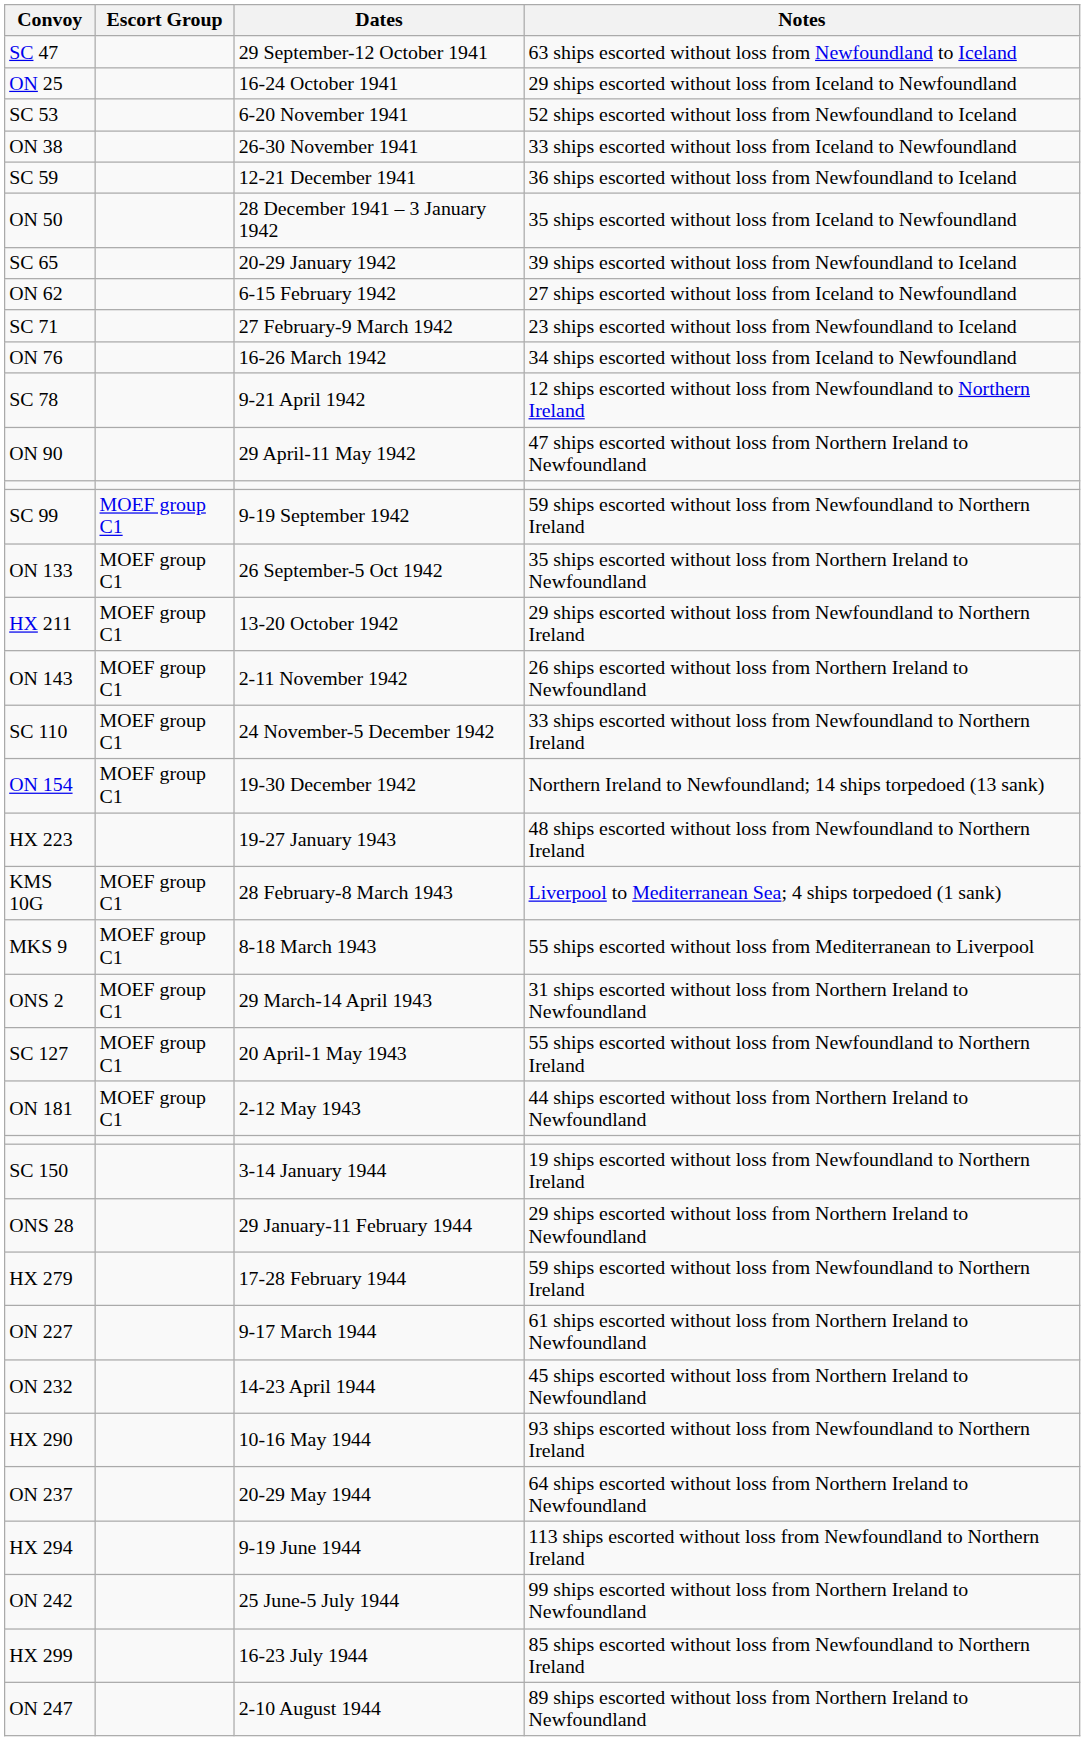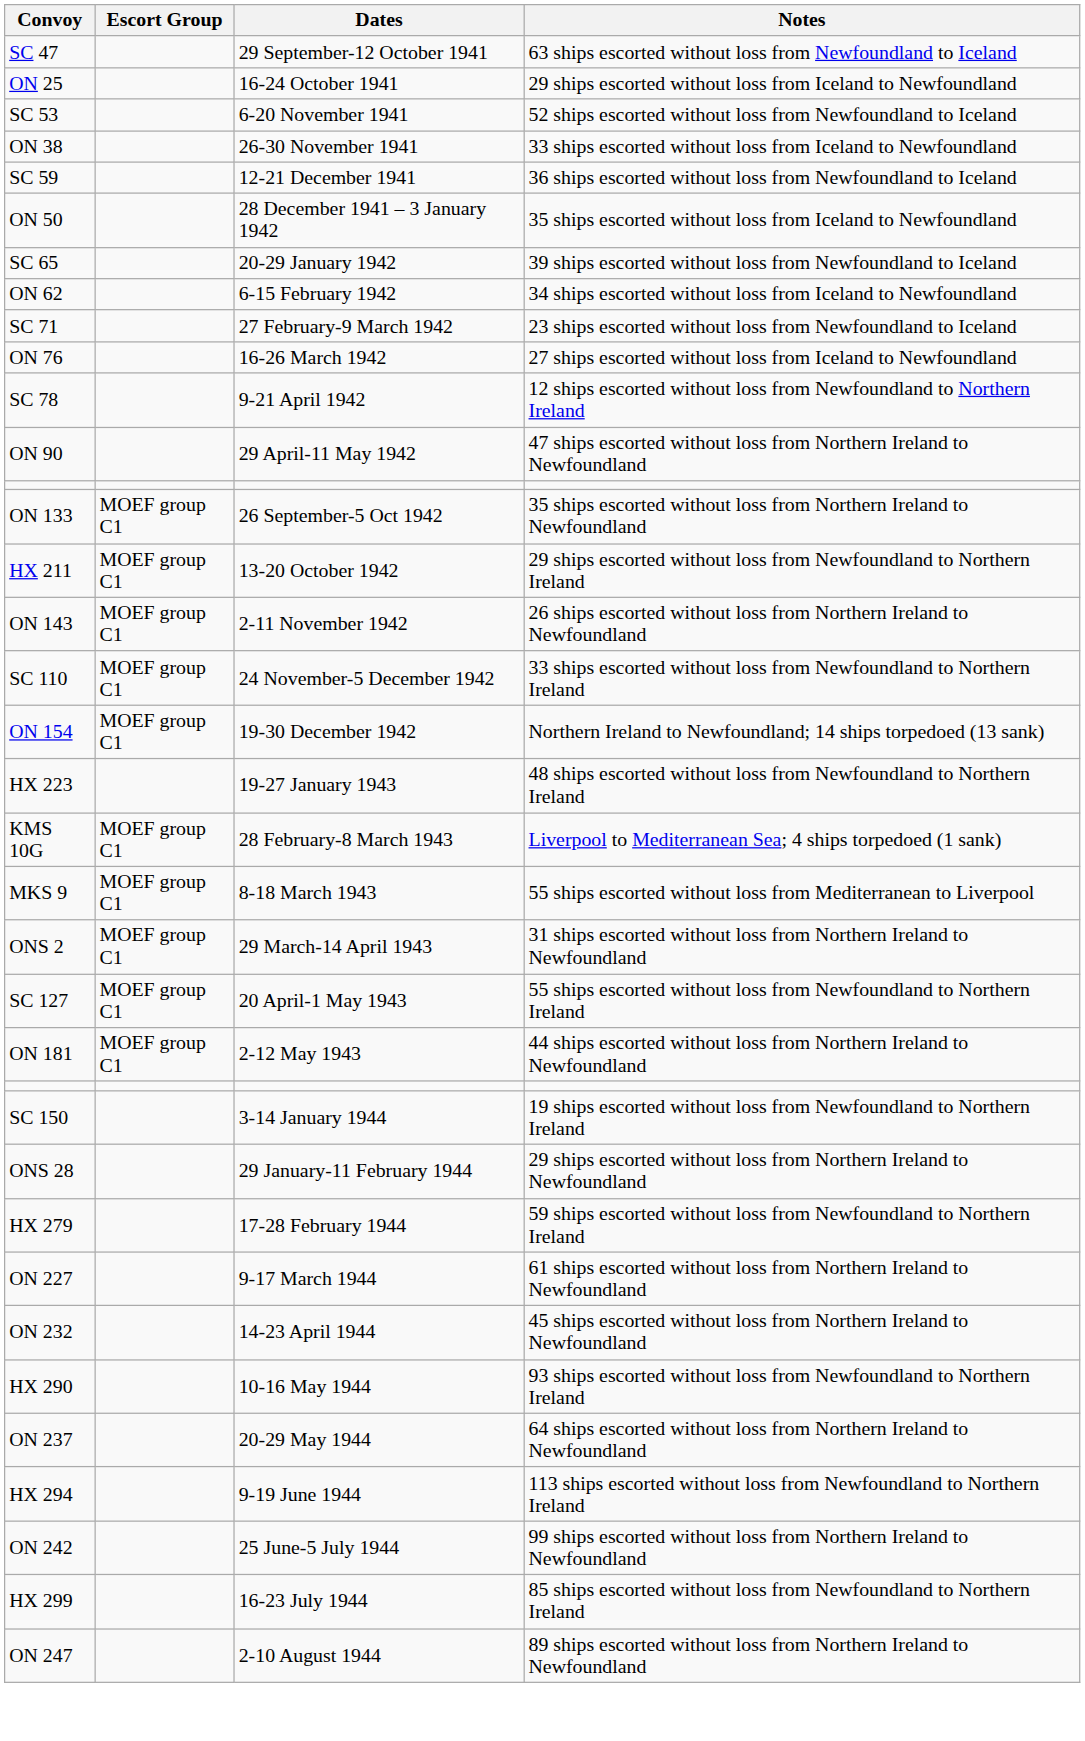(773, 294) 27 ships escorted without loss from Iceland to Newfoundland -> (773, 294) 34 ships escorted without loss from Iceland to Newfoundland
(773, 357) 34 ships escorted without loss from Iceland to Newfoundland -> (773, 357) 27 ships escorted without loss from Iceland to Newfoundland
- row: (34, 516)
